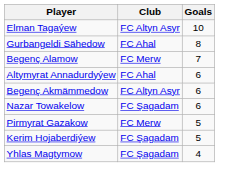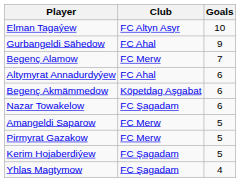(198, 43) 8 -> (220, 43) 9
(150, 91) FC Altyn Asyr -> (161, 91) Köpetdag Aşgabat
+ row: (51, 122)
